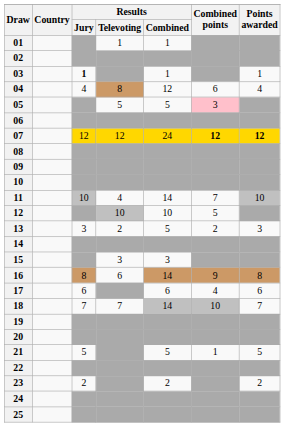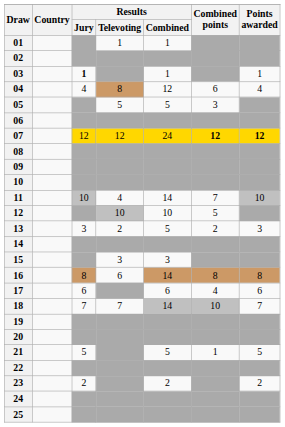(215, 105) pink background -> (215, 105) no background
(215, 275) 9 -> (215, 275) 8
